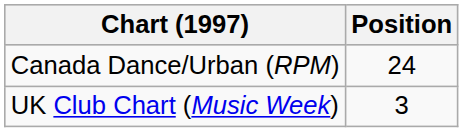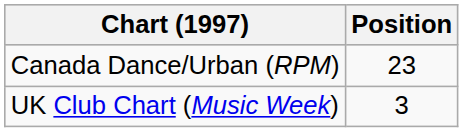(402, 65) 24 -> (402, 65) 23
